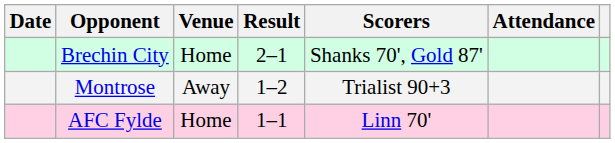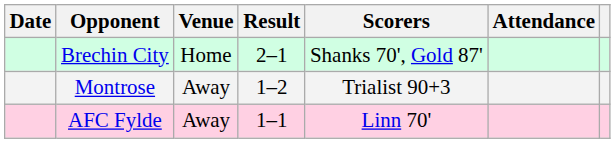(206, 120) Home -> (206, 120) Away
